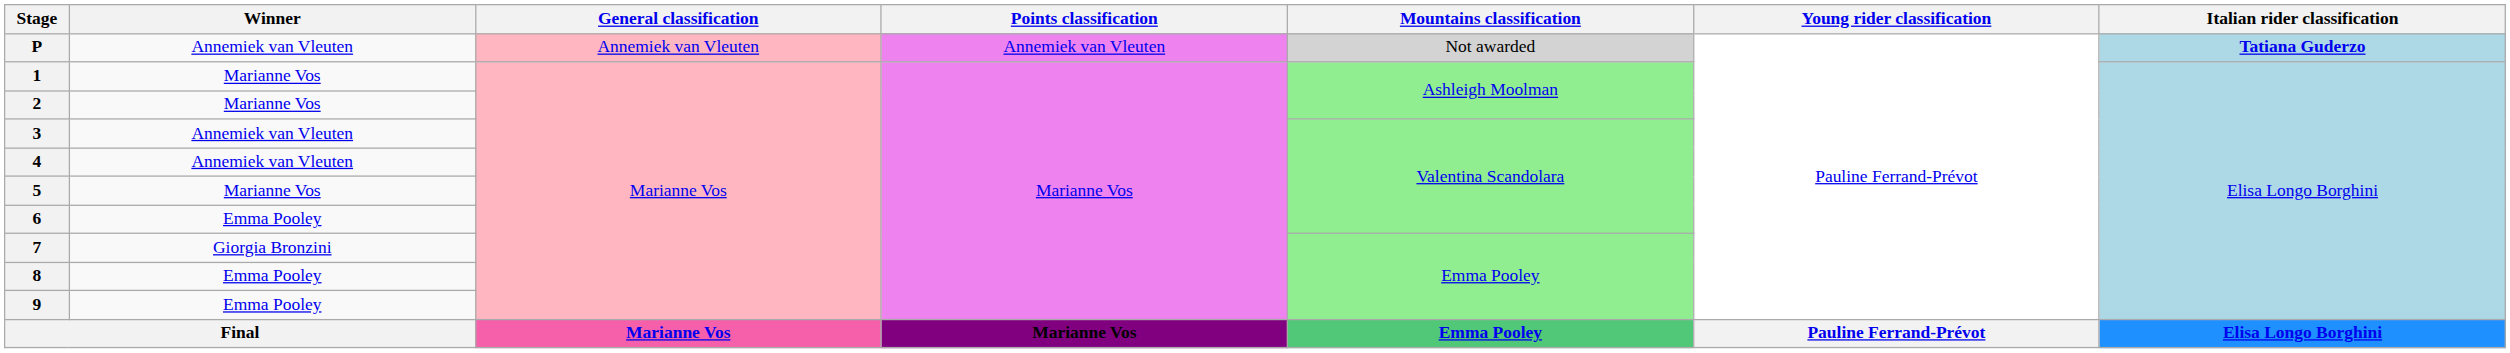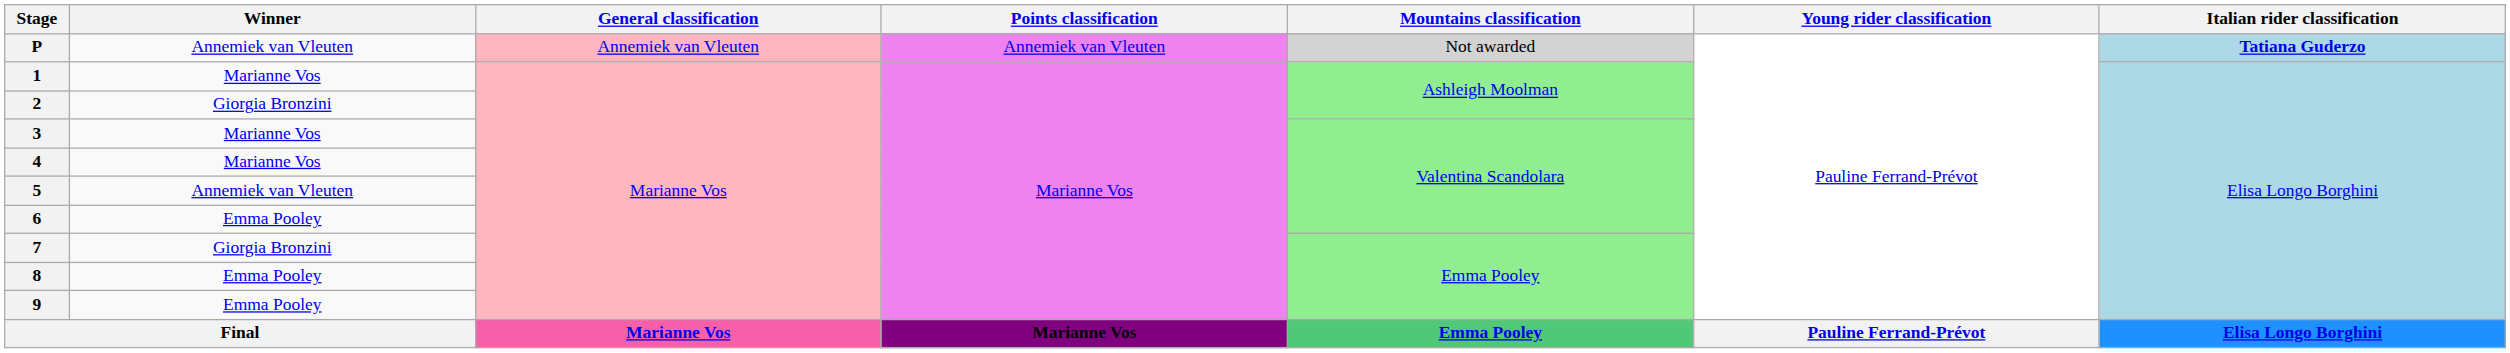(272, 104) Marianne Vos -> (272, 104) Giorgia Bronzini
(272, 132) Annemiek van Vleuten -> (272, 132) Marianne Vos
(272, 161) Annemiek van Vleuten -> (272, 161) Marianne Vos
(272, 189) Marianne Vos -> (272, 189) Annemiek van Vleuten
